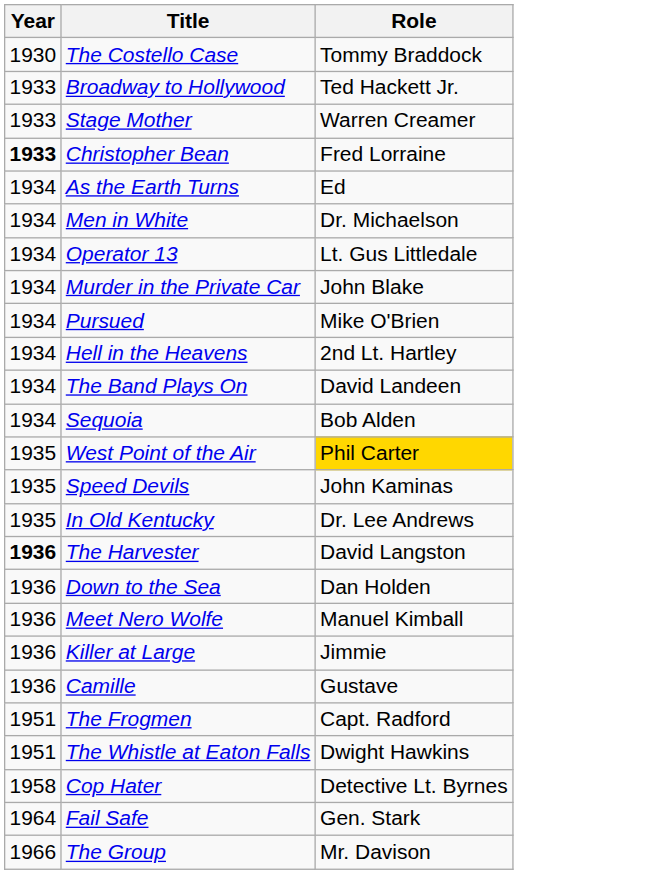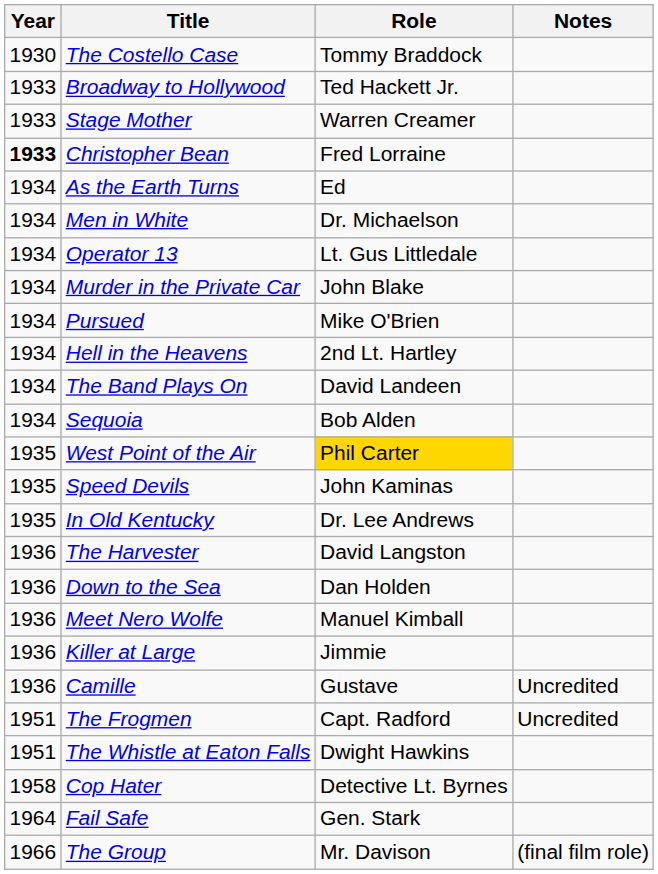+ column: (583, 21)
(33, 552) bold -> (33, 552) normal
